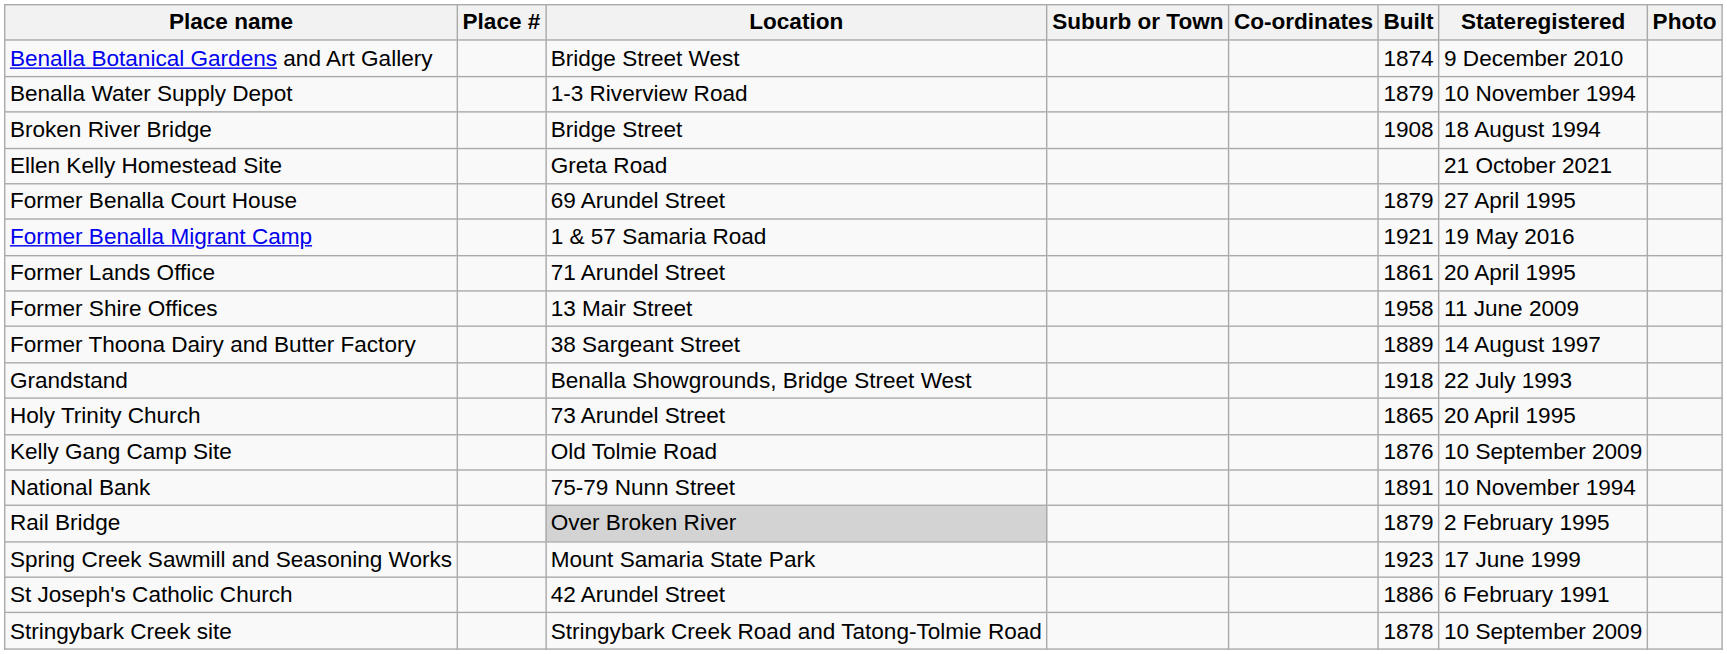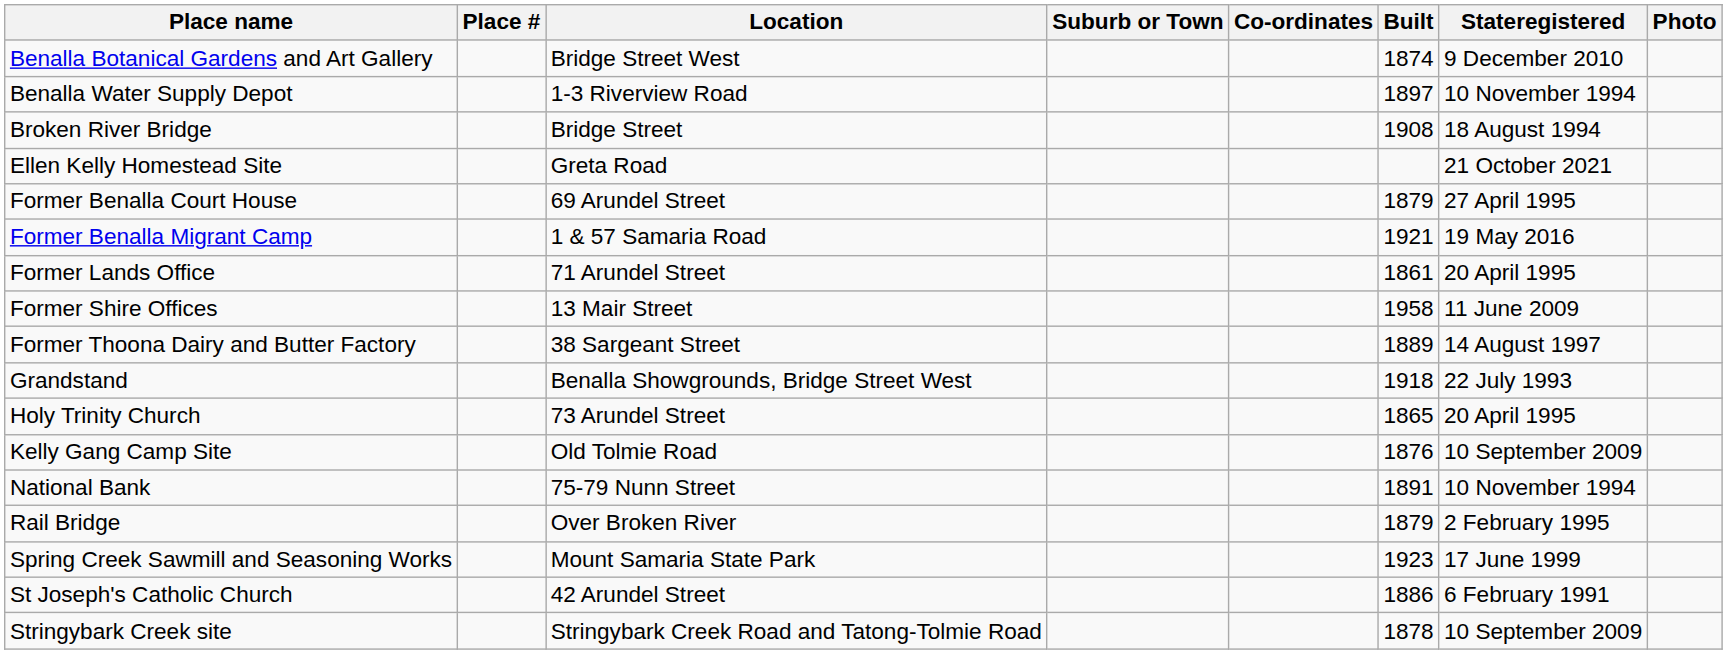(1409, 93) 1879 -> (1409, 93) 1897
(643, 523) lightgrey background -> (643, 523) no background
